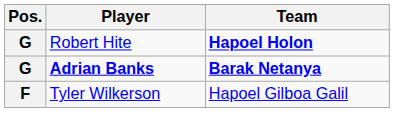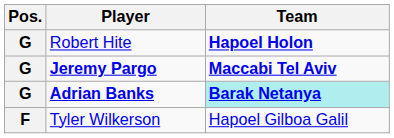+ row: (103, 68)
(265, 68) no background -> (265, 94) paleturquoise background
